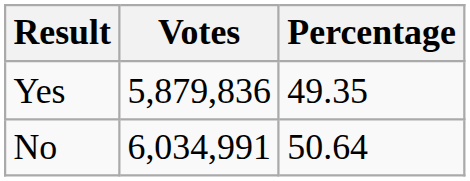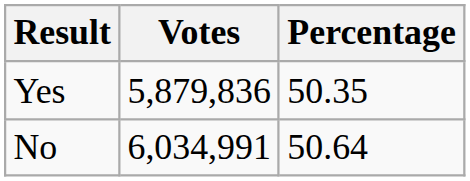(328, 89) 49.35 -> (328, 89) 50.35
